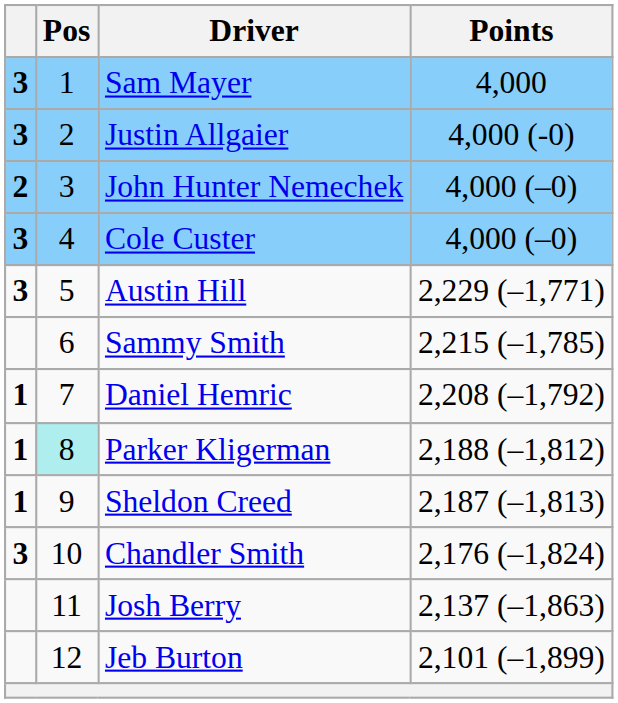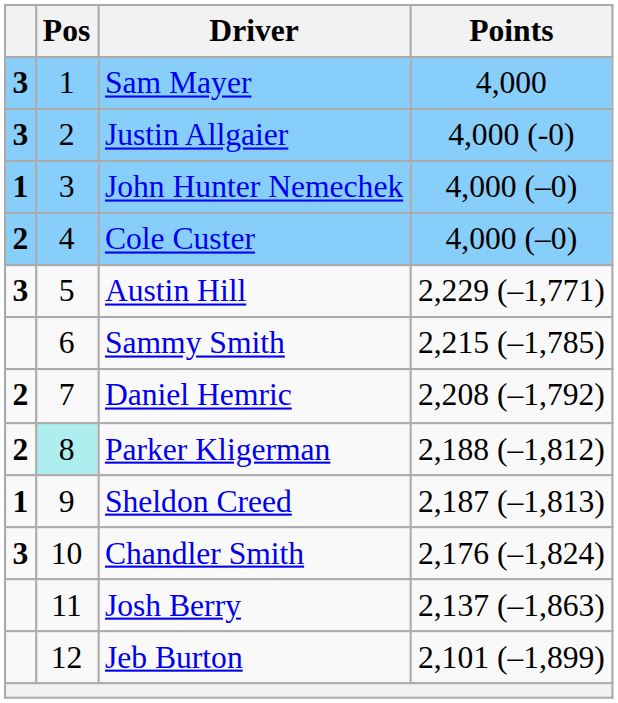(20, 187) 2 -> (20, 187) 1
(20, 239) 3 -> (20, 239) 2
(20, 395) 1 -> (20, 395) 2
(20, 447) 1 -> (20, 447) 2
